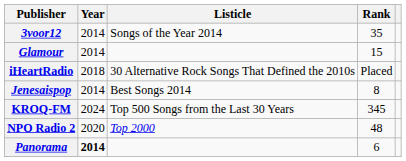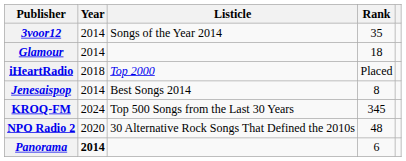(376, 52) 15 -> (376, 52) 18
(233, 71) 30 Alternative Rock Songs That Defined the 2010s -> (132, 71) Top 2000
(132, 128) Top 2000 -> (233, 128) 30 Alternative Rock Songs That Defined the 2010s
